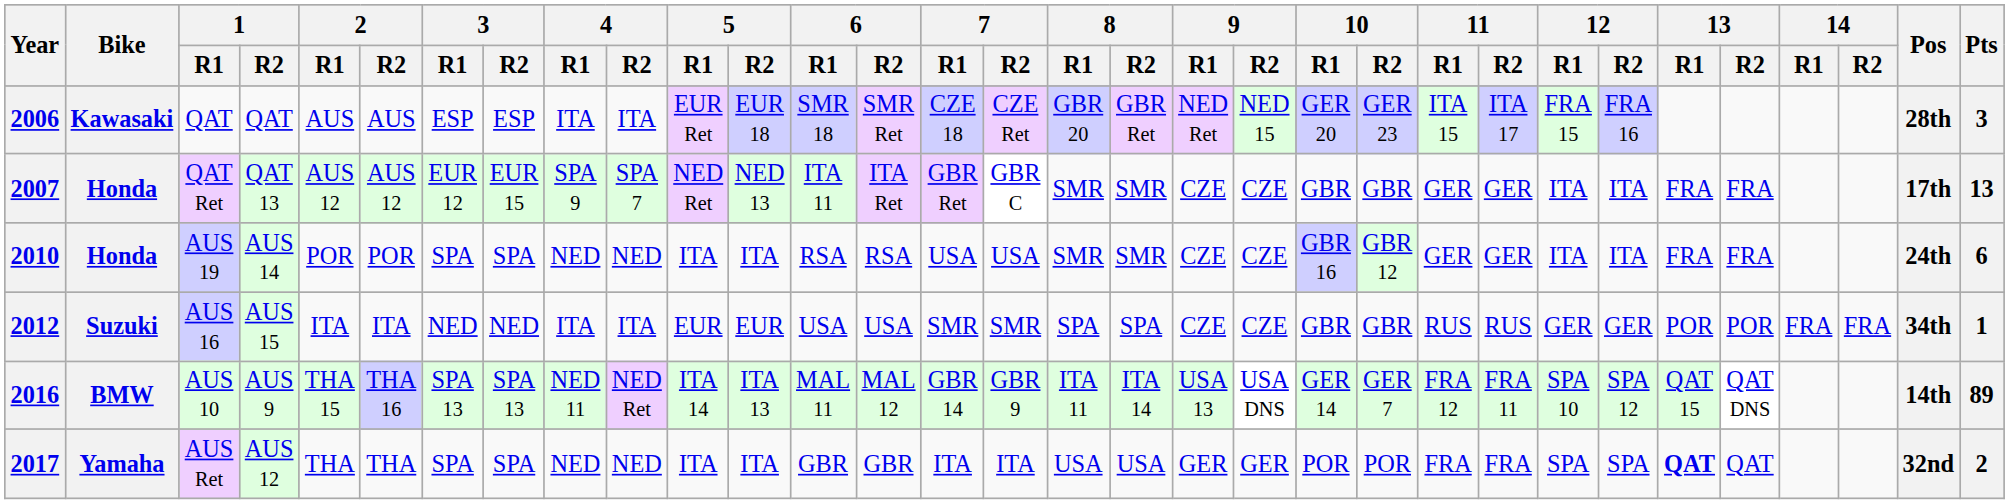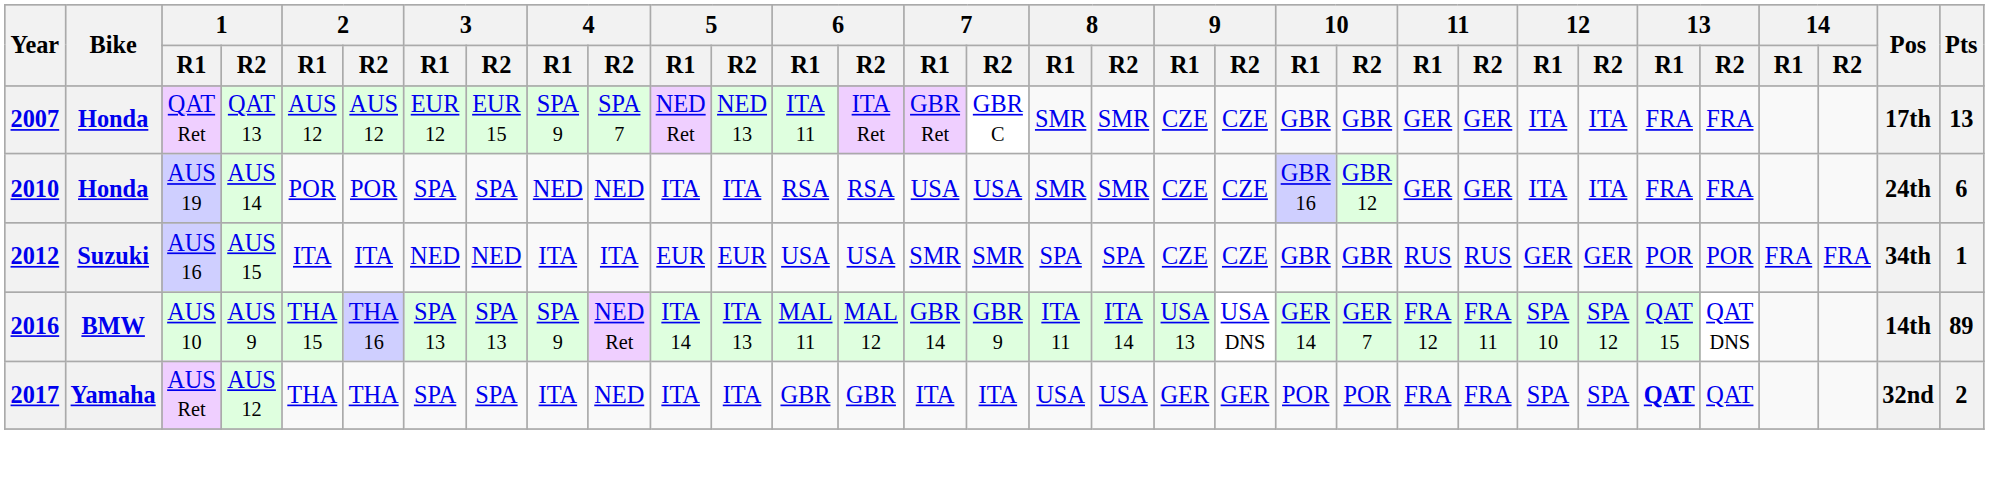- row: (35, 119)
(575, 395) NED 11 -> (558, 326) SPA 9
(575, 463) NED -> (558, 395) ITA
